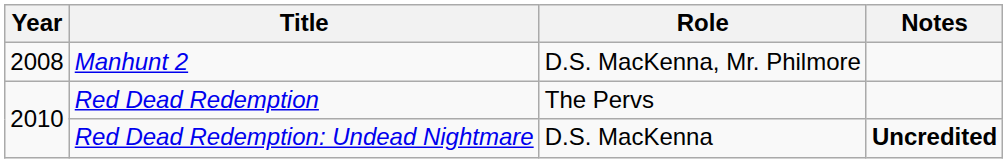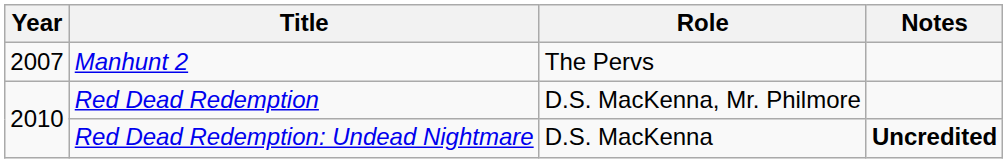(37, 61) 2008 -> (37, 61) 2007
(703, 61) D.S. MacKenna, Mr. Philmore -> (599, 61) The Pervs
(599, 99) The Pervs -> (703, 99) D.S. MacKenna, Mr. Philmore
